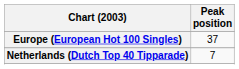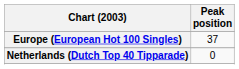(213, 55) 7 -> (213, 55) 0
